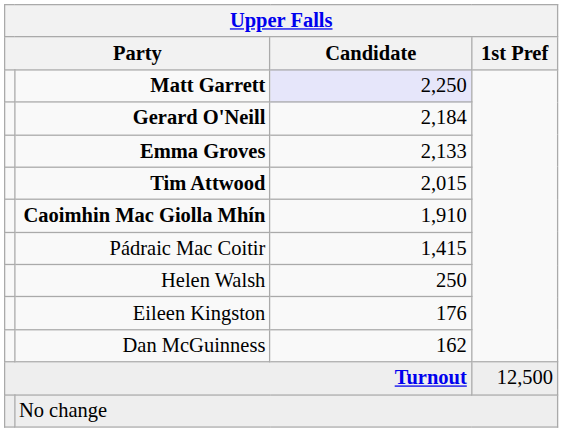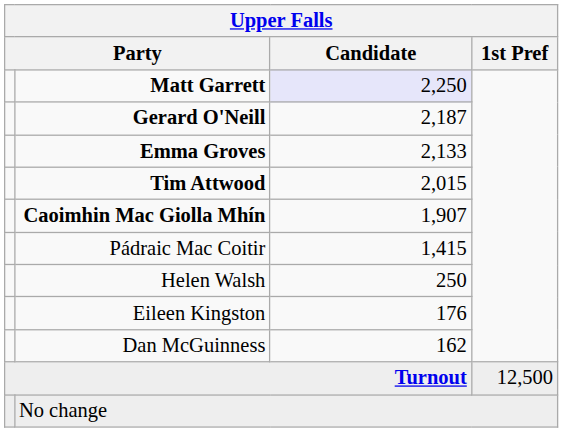(444, 118) 2,184 -> (444, 118) 2,187
(444, 215) 1,910 -> (444, 215) 1,907
